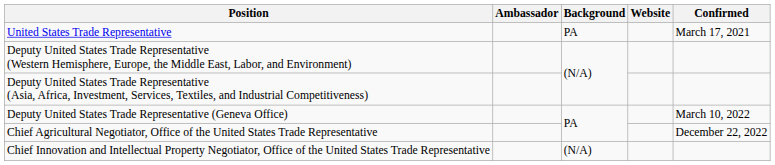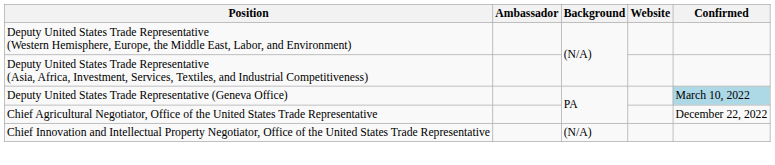- row: (89, 32)
(713, 114) no background -> (713, 95) lightblue background
